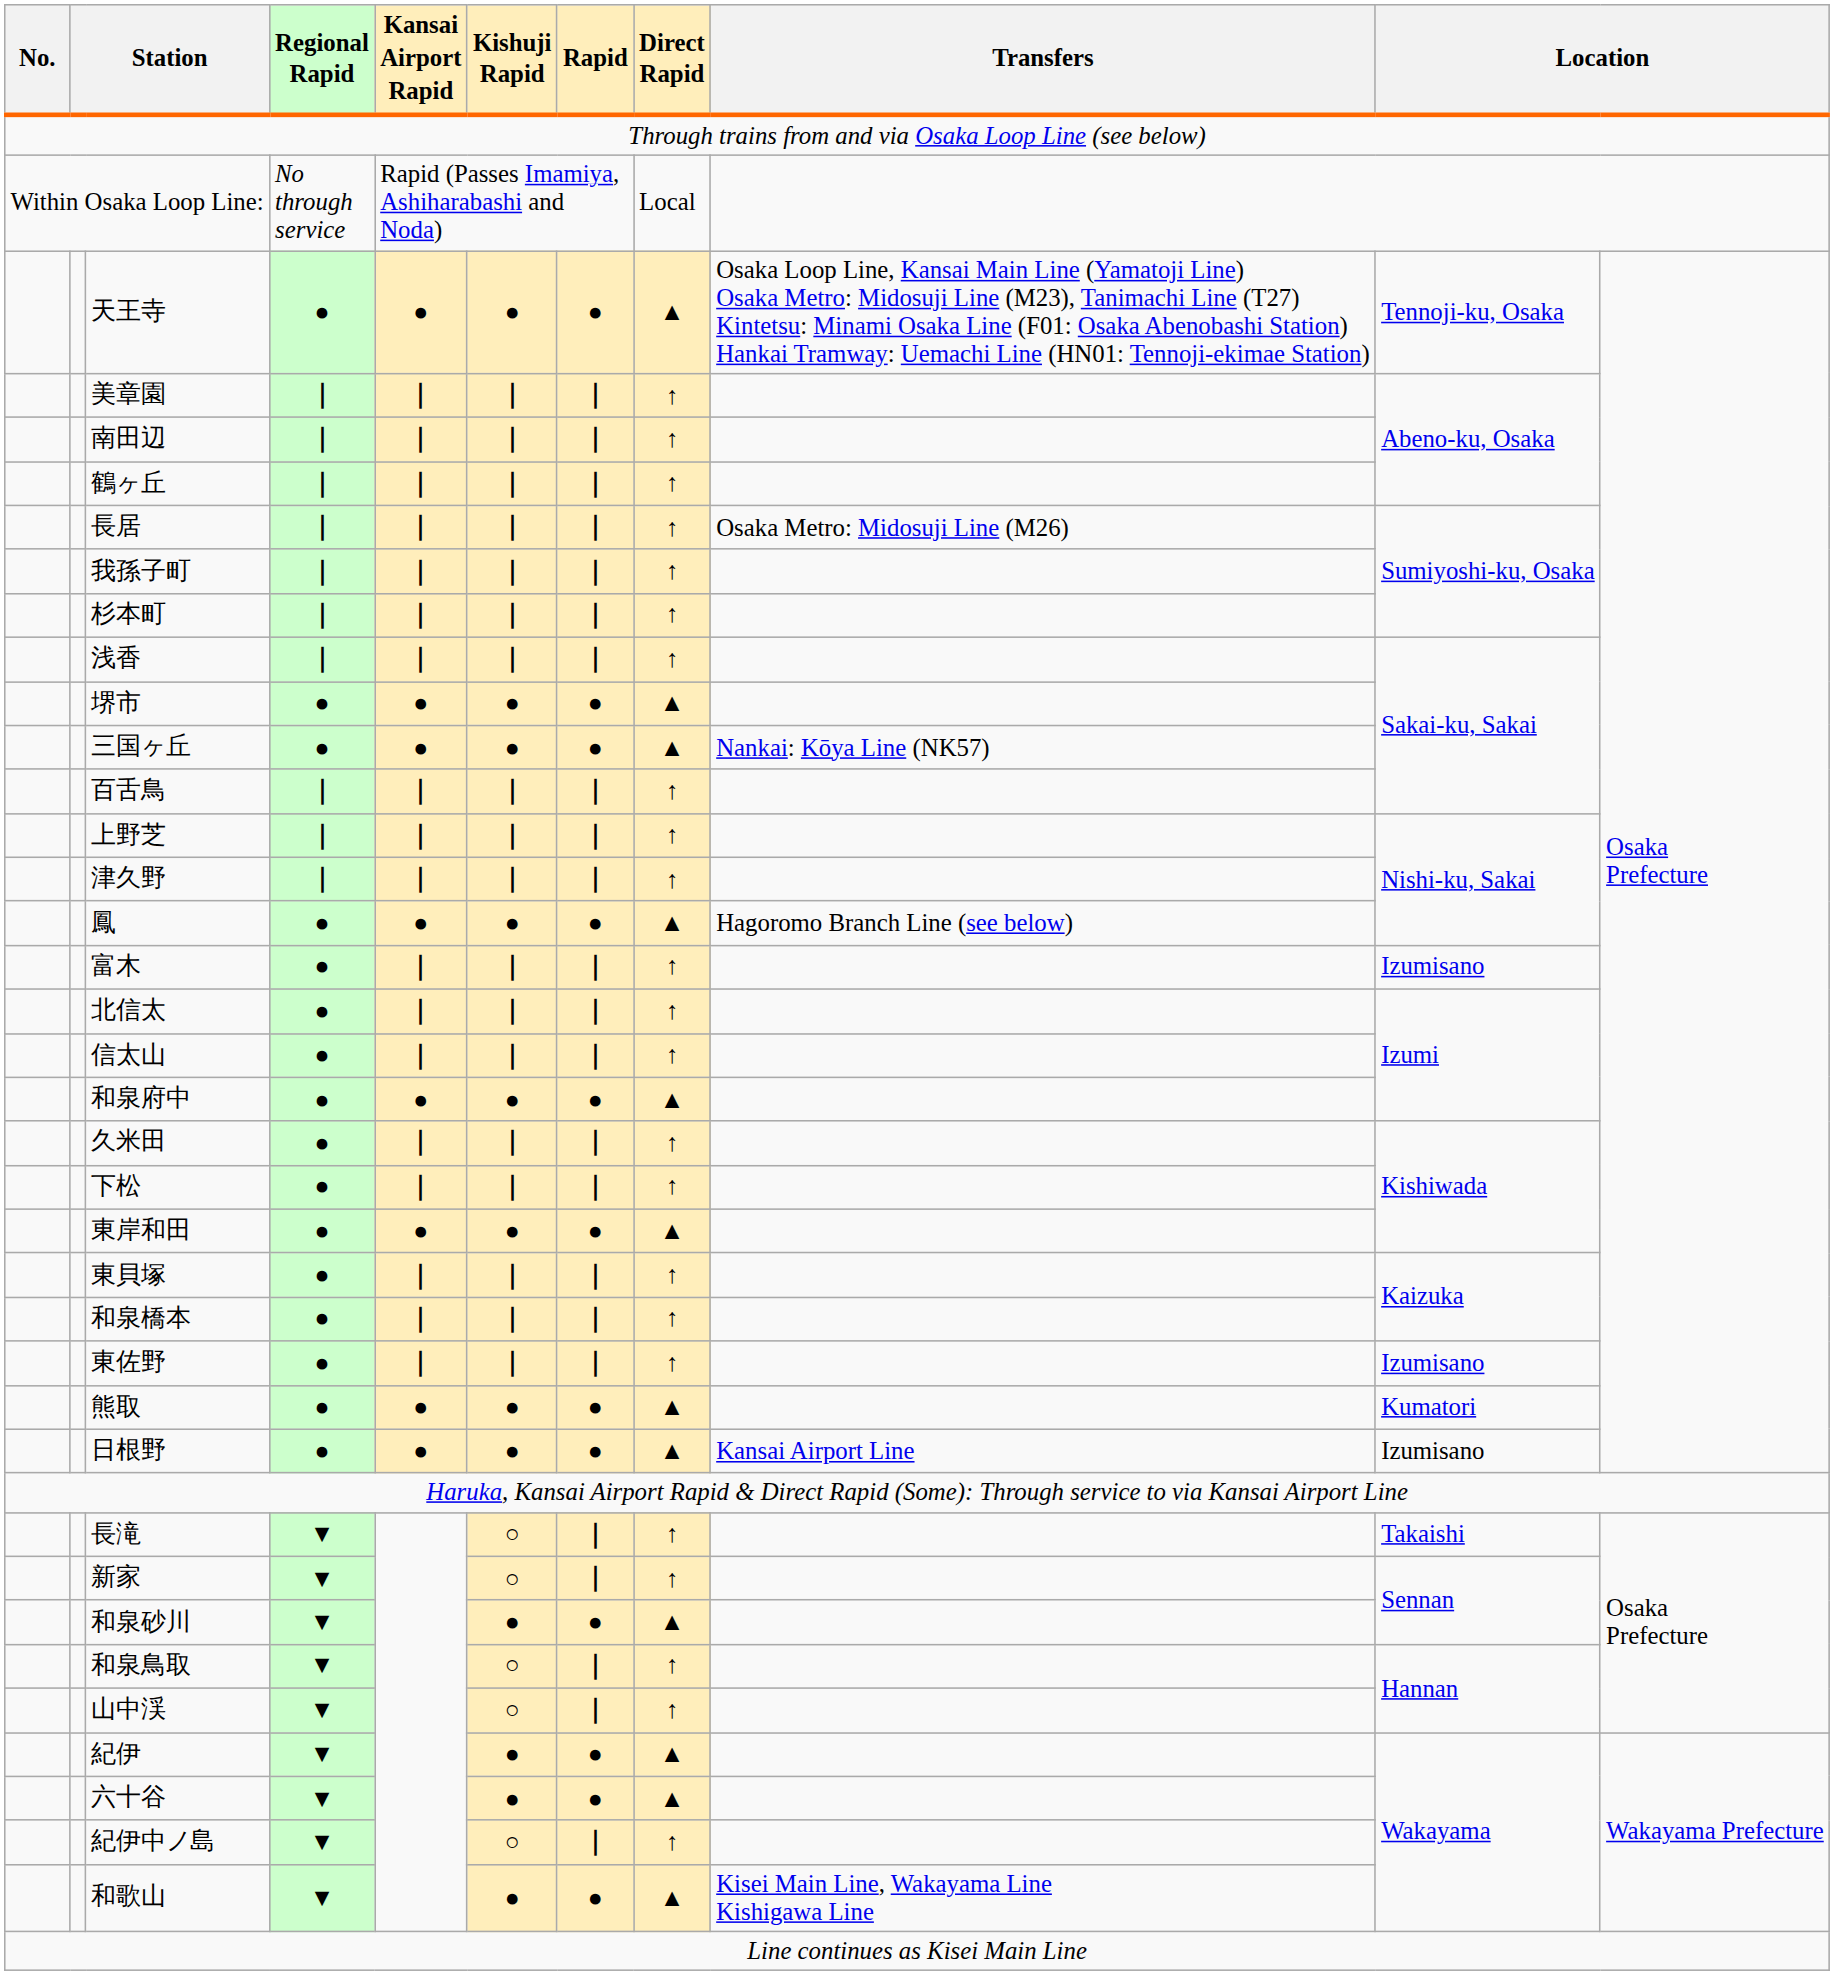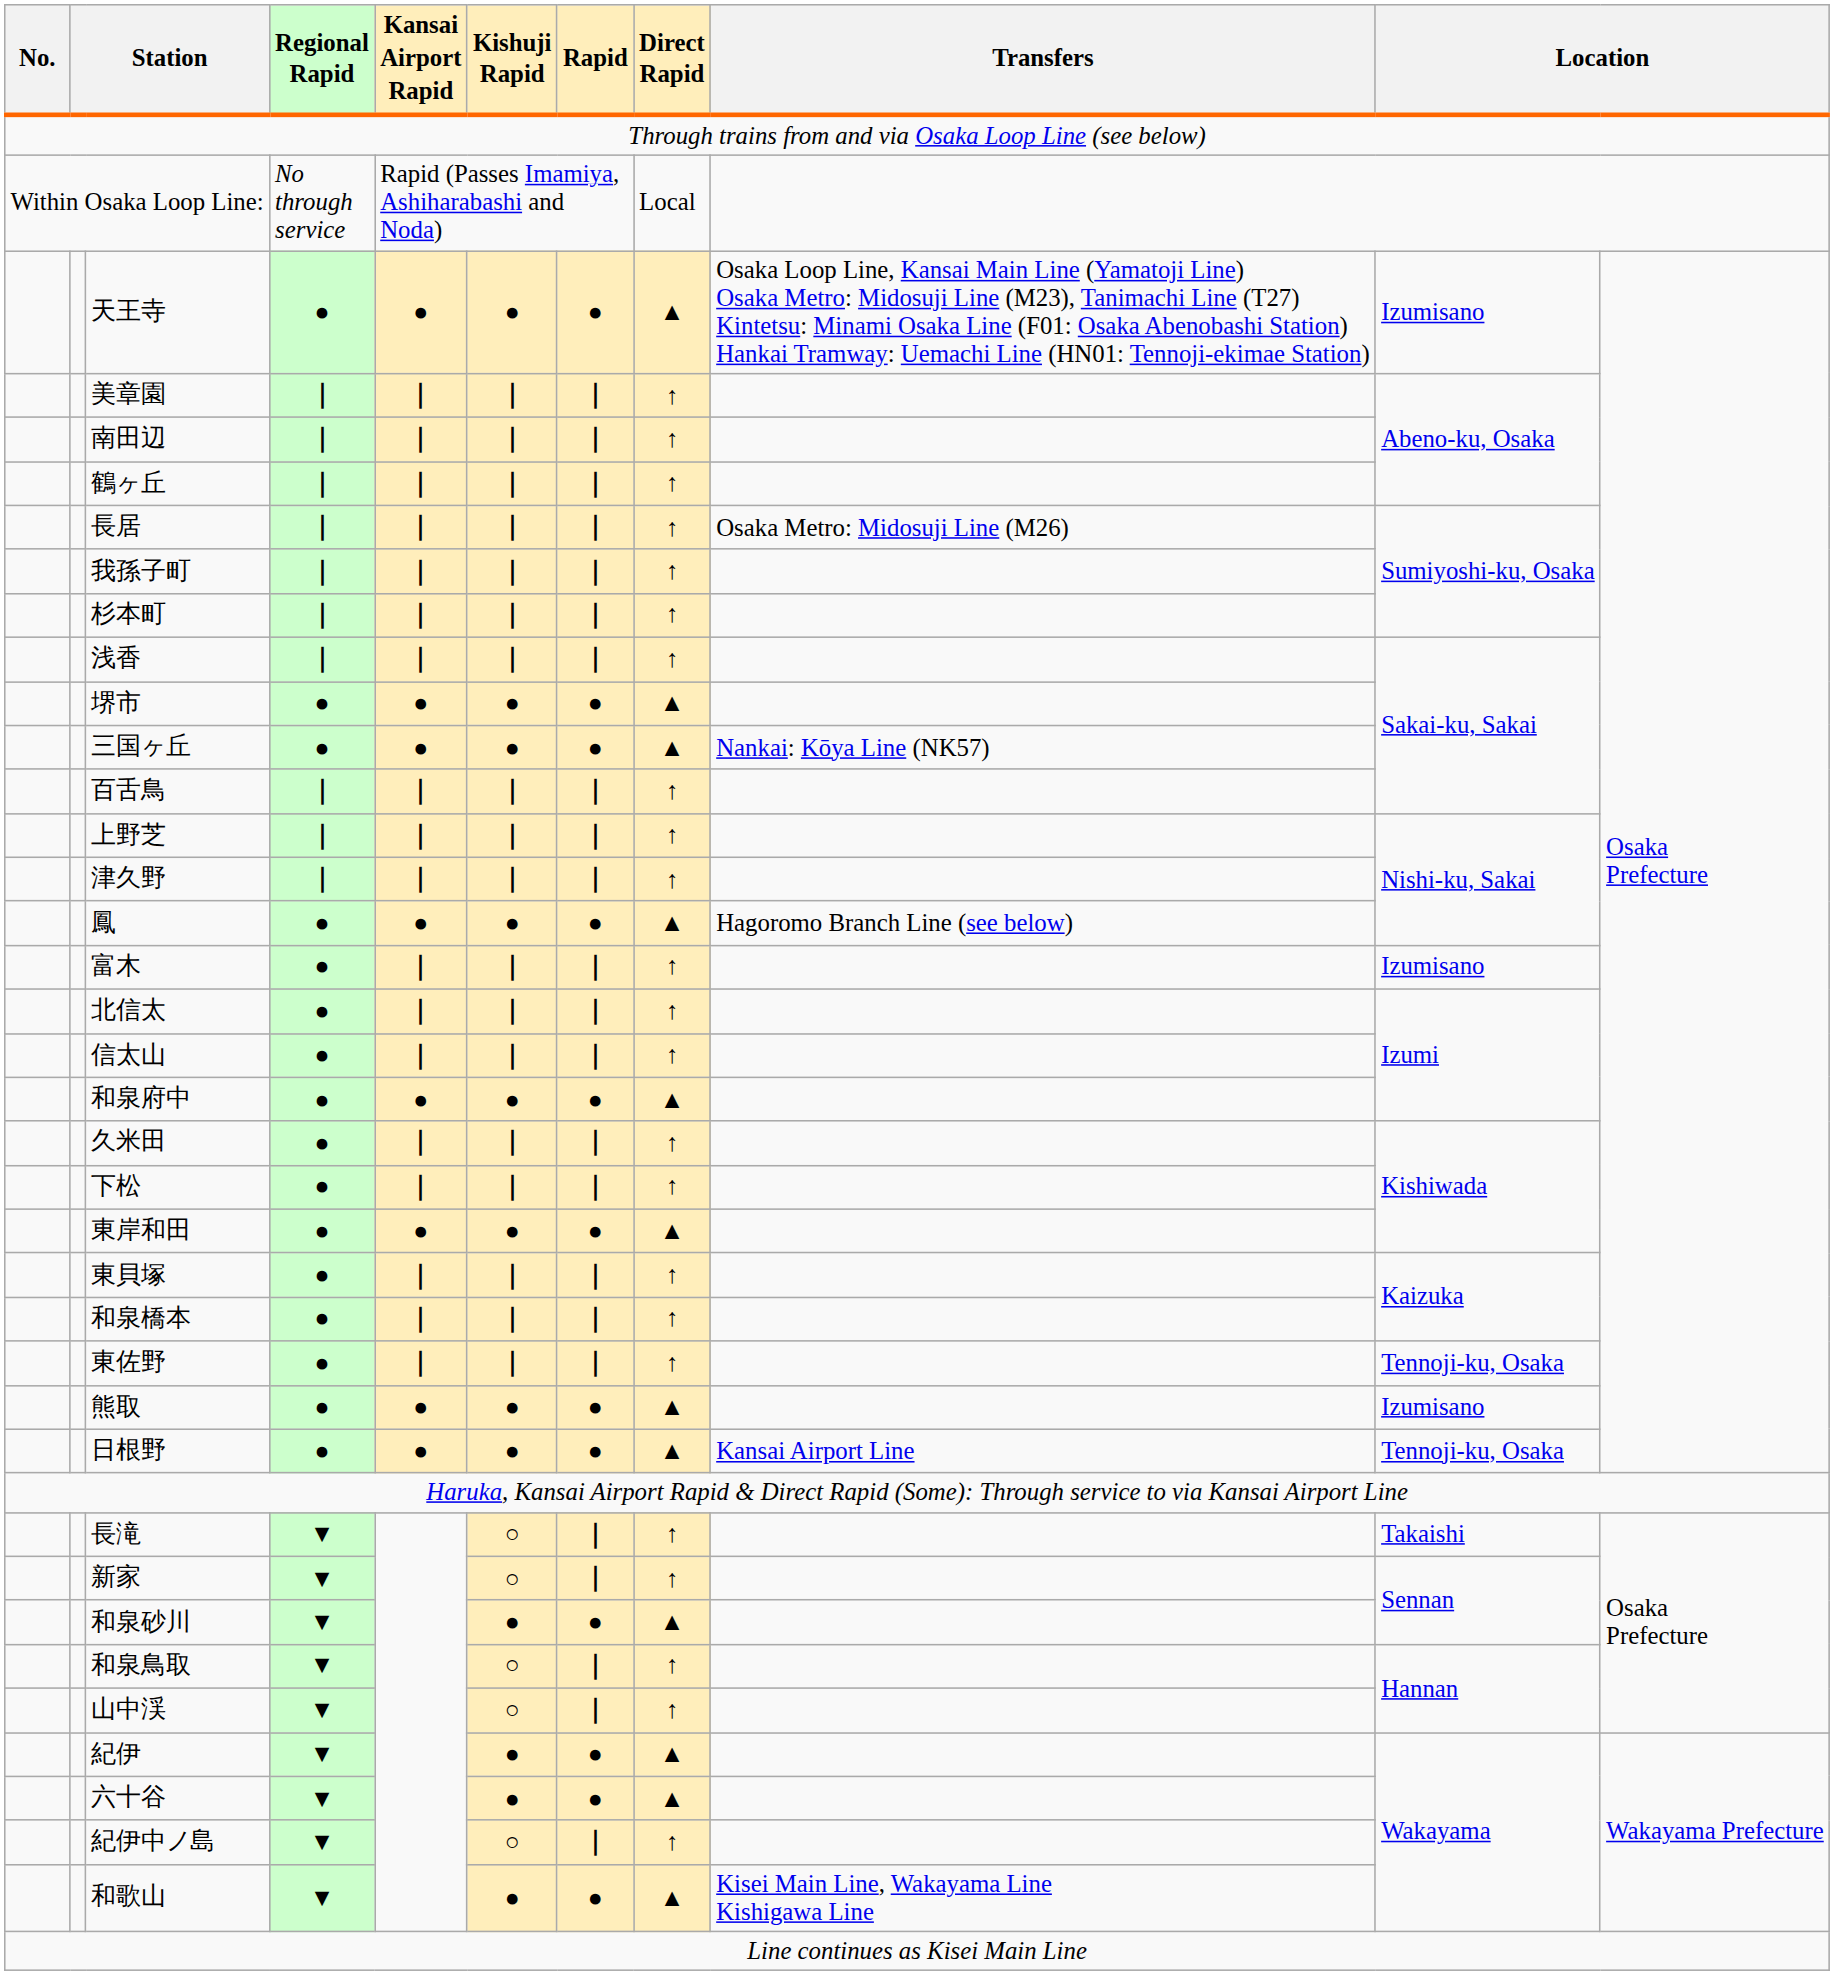(1473, 311) Tennoji-ku, Osaka -> (1433, 311) Izumisano
(1433, 1362) Izumisano -> (1473, 1362) Tennoji-ku, Osaka
(1429, 1406) Kumatori -> (1433, 1406) Izumisano
(1433, 1450) Izumisano -> (1473, 1450) Tennoji-ku, Osaka
